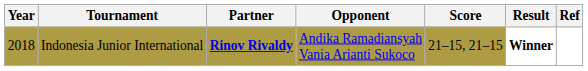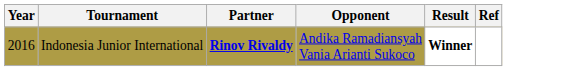- column: (465, 16)
(21, 46) 2018 -> (21, 46) 2016
